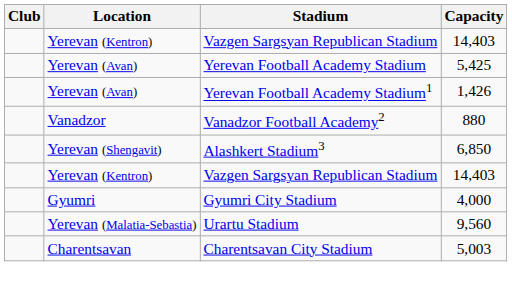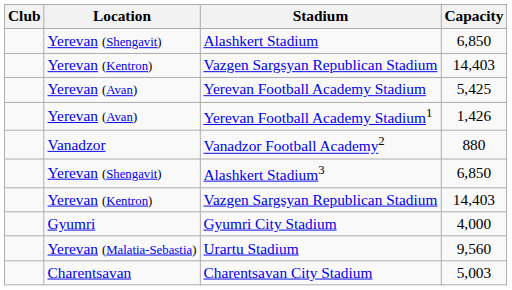+ row: (105, 41)
